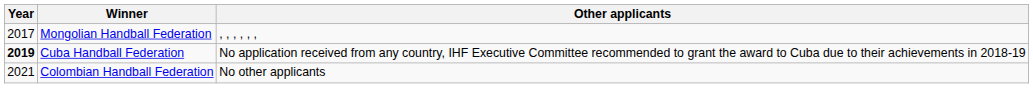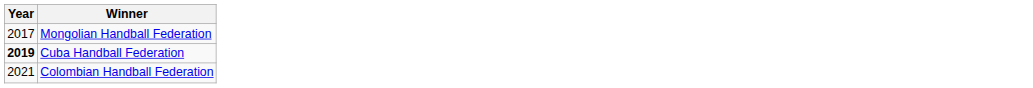- column: (622, 14)
